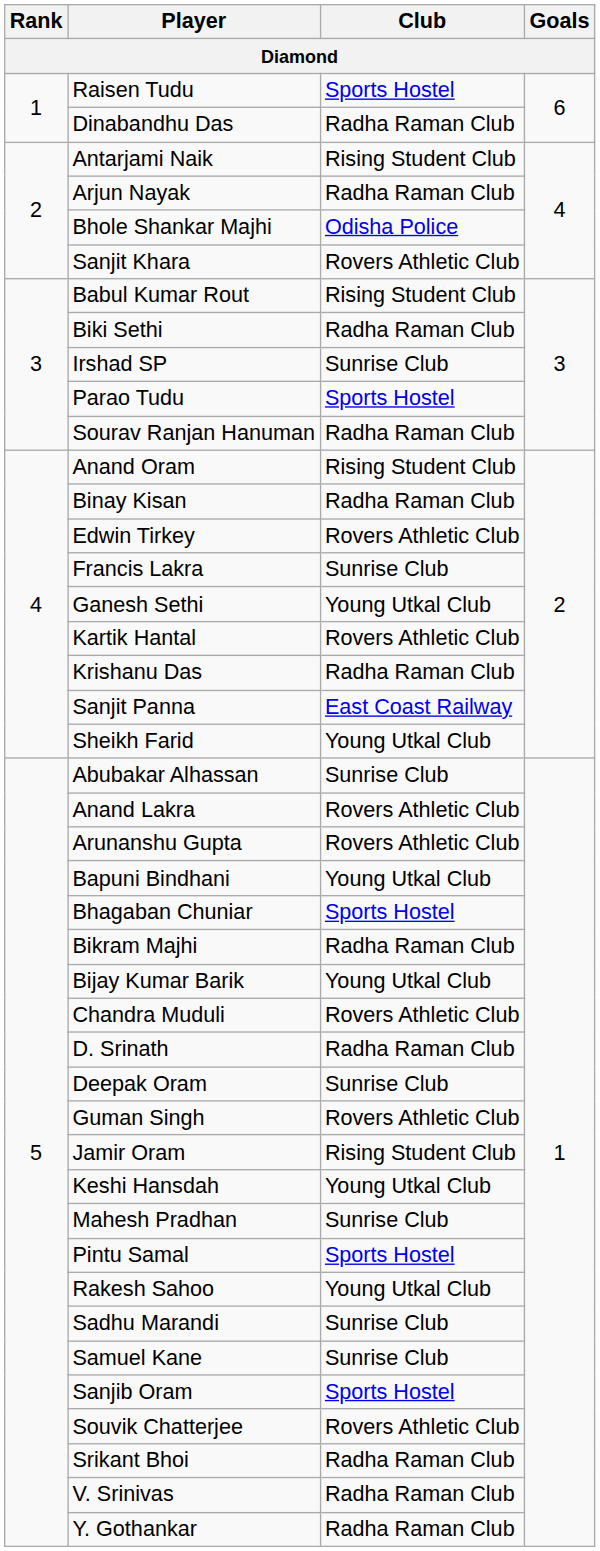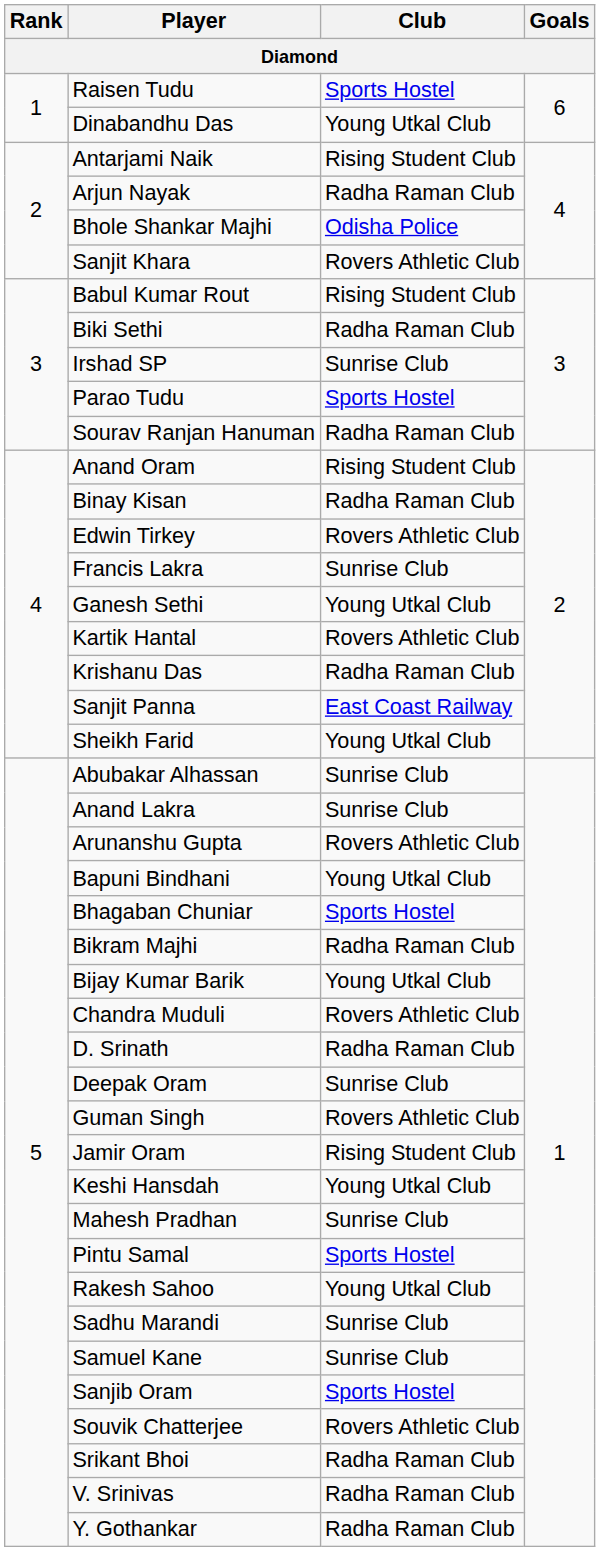(420, 124) Radha Raman Club -> (408, 124) Young Utkal Club
(422, 809) Rovers Athletic Club -> (387, 809) Sunrise Club
